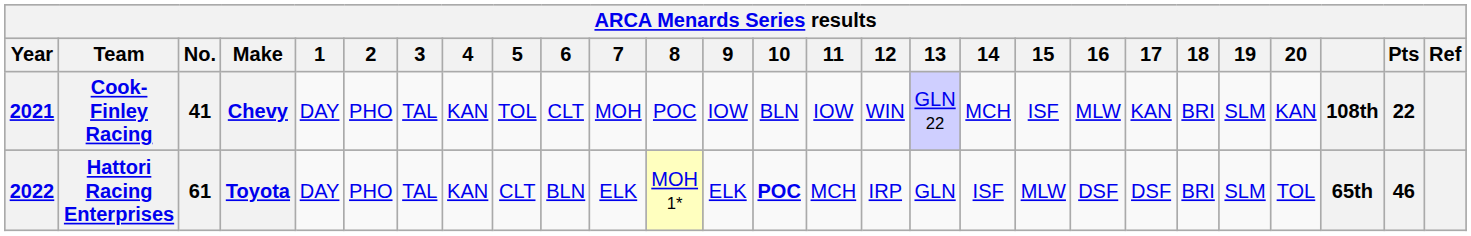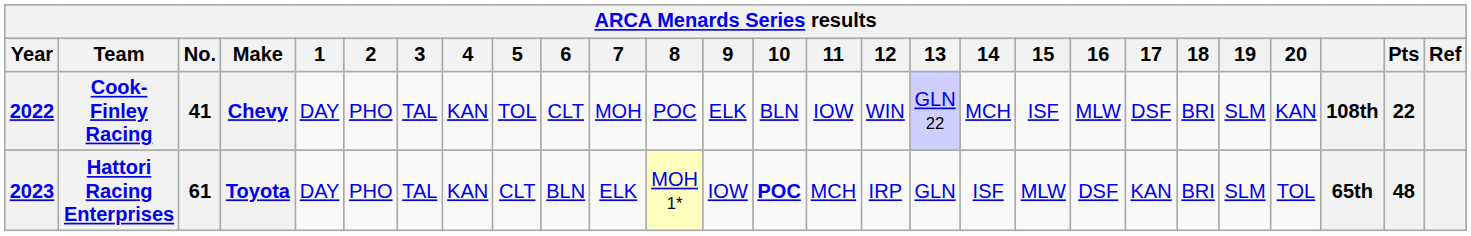(32, 111) 2021 -> (32, 111) 2022
(728, 111) IOW -> (728, 111) ELK
(1151, 111) KAN -> (1151, 111) DSF
(32, 191) 2022 -> (32, 191) 2023
(728, 191) ELK -> (728, 191) IOW
(1151, 191) DSF -> (1151, 191) KAN
(1404, 191) 46 -> (1404, 191) 48
